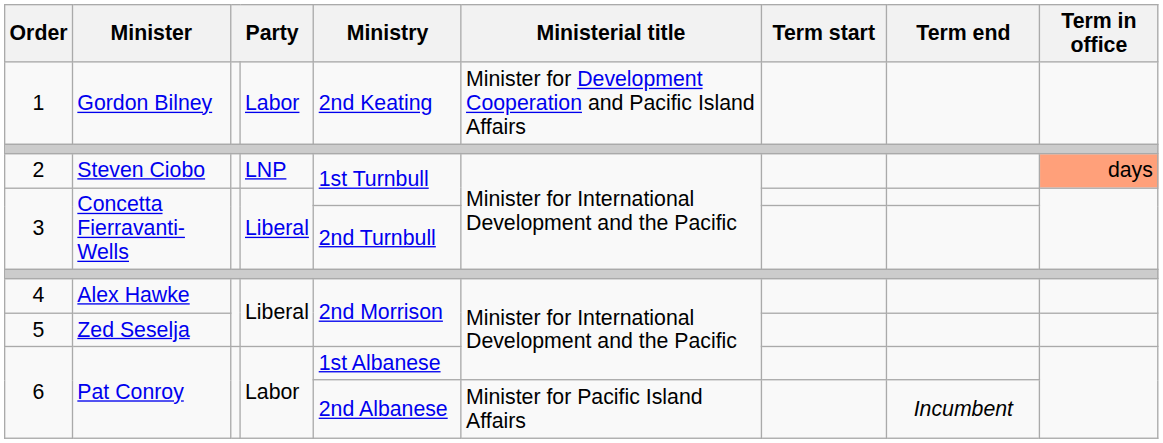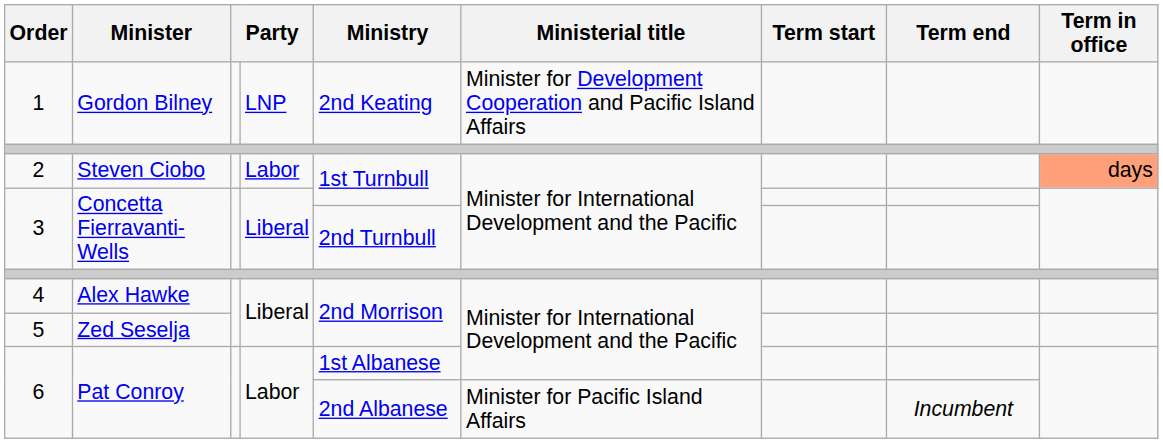(272, 103) Labor -> (266, 103) LNP
(266, 170) LNP -> (272, 170) Labor
